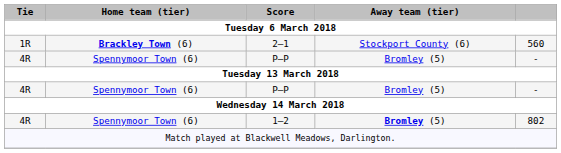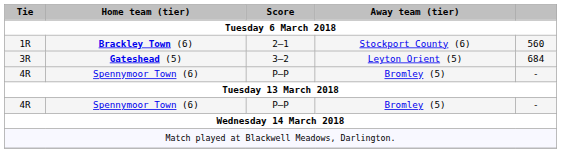+ row: (25, 58)
- row: (25, 121)
